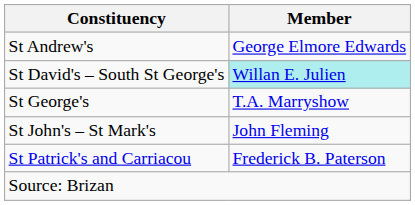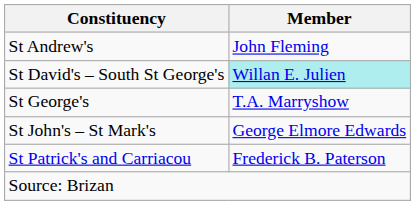(319, 46) George Elmore Edwards -> (281, 46) John Fleming
(281, 130) John Fleming -> (319, 130) George Elmore Edwards
